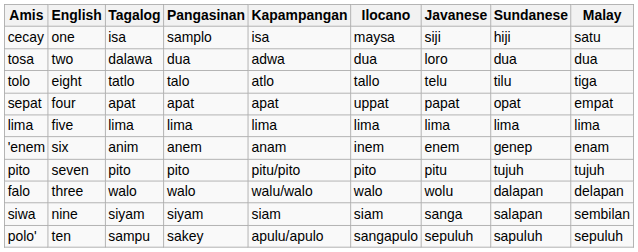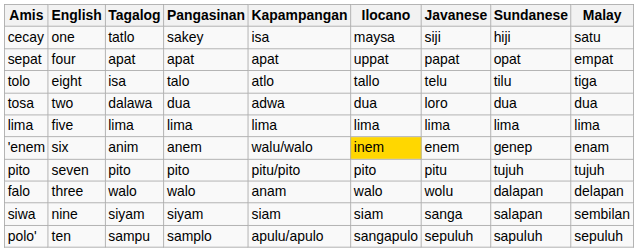(117, 37) isa -> (121, 37) tatlo
(189, 37) samplo -> (185, 37) sakey
rows swapped: (21, 59) <-> (25, 103)
(121, 81) tatlo -> (117, 81) isa
(269, 147) anam -> (282, 147) walu/walo
(369, 147) no background -> (369, 147) gold background
(282, 192) walu/walo -> (269, 192) anam
(185, 236) sakey -> (189, 236) samplo
